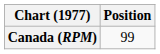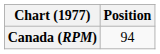(127, 37) 99 -> (127, 37) 94
